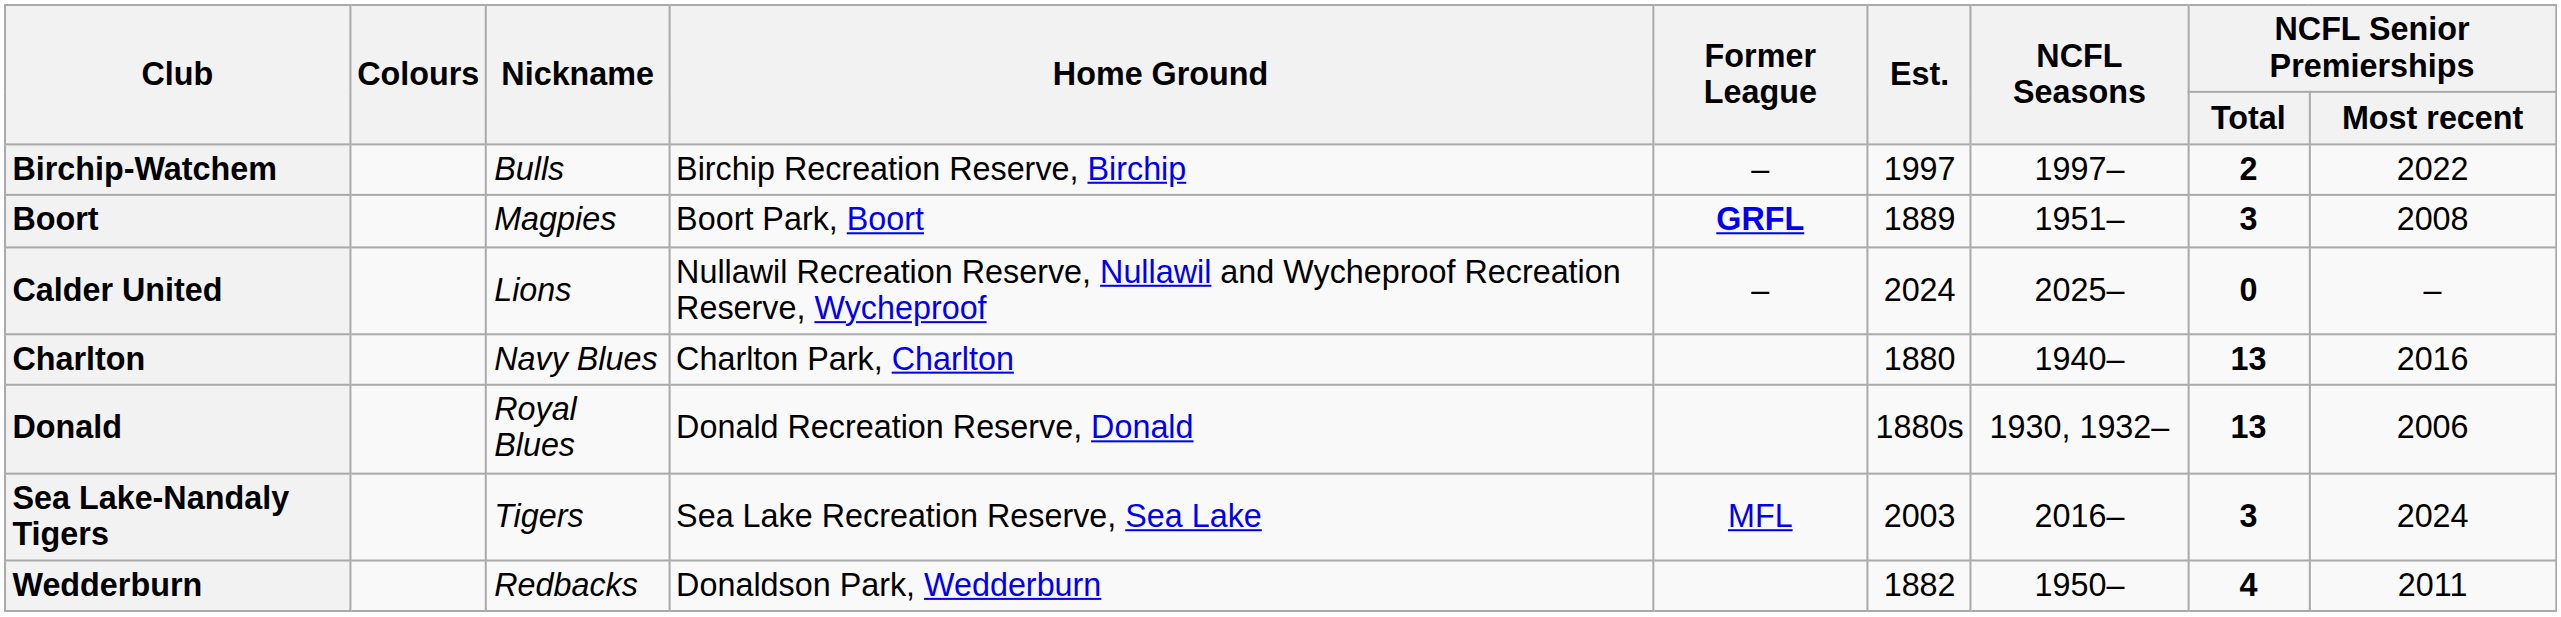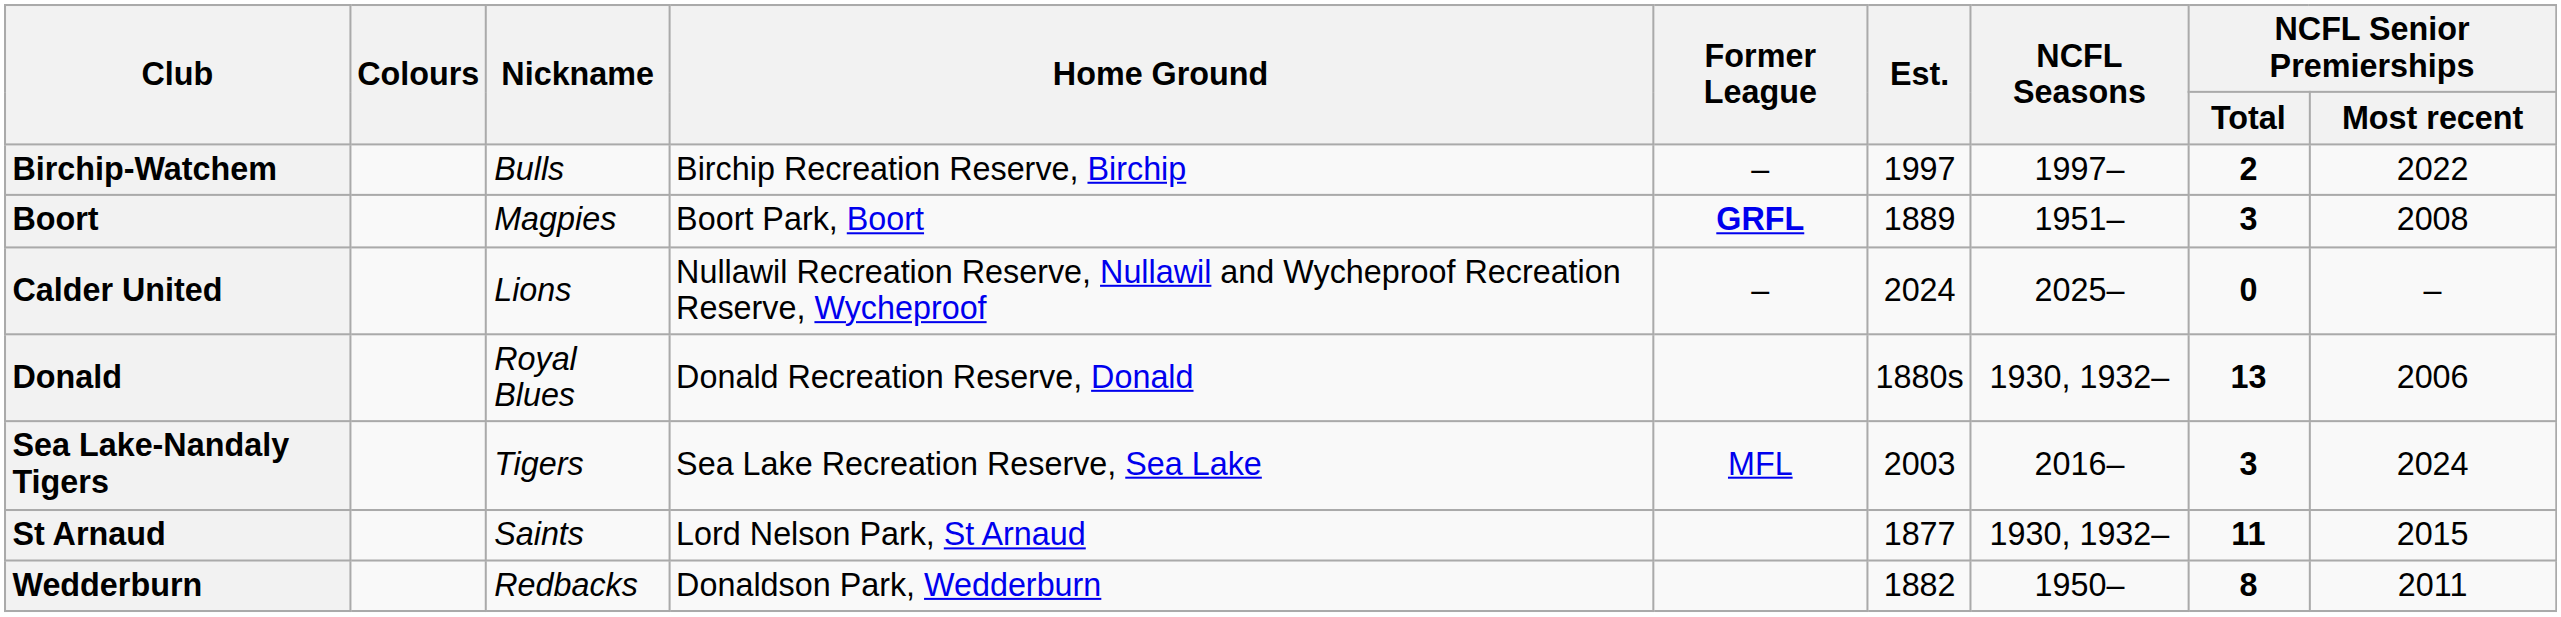- row: (79, 359)
+ row: (89, 534)
(2248, 585) 4 -> (2248, 585) 8
